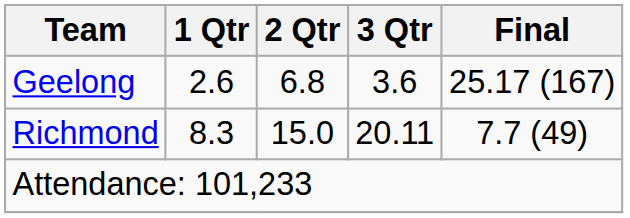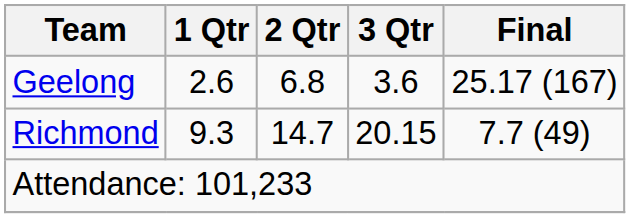(212, 133) 8.3 -> (212, 133) 9.3
(302, 133) 15.0 -> (302, 133) 14.7
(395, 133) 20.11 -> (396, 133) 20.15
